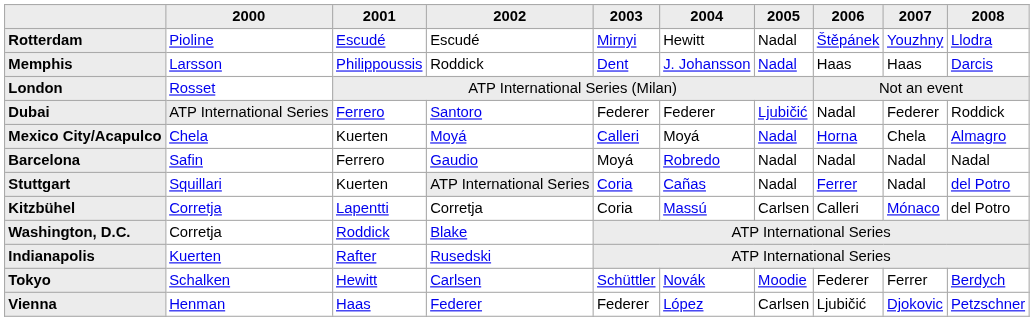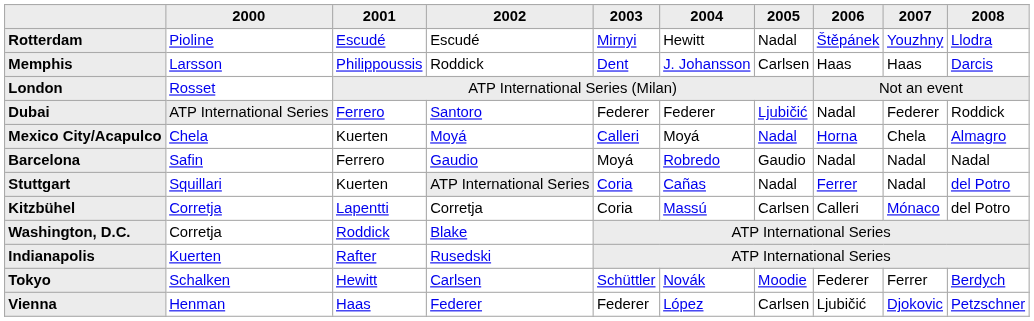(777, 64) Nadal -> (784, 64) Carlsen
(777, 160) Nadal -> (782, 160) Gaudio
